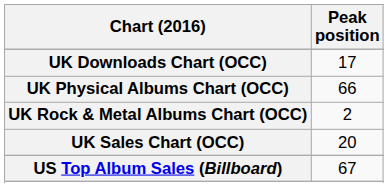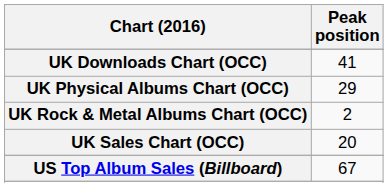(347, 62) 17 -> (347, 62) 41
(347, 89) 66 -> (347, 89) 29
